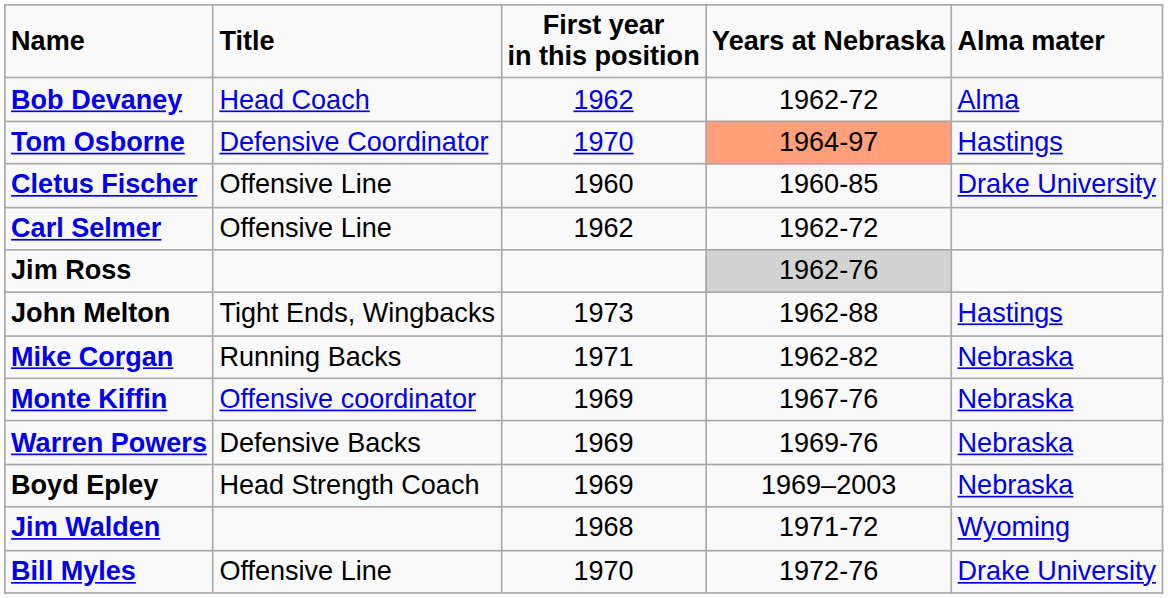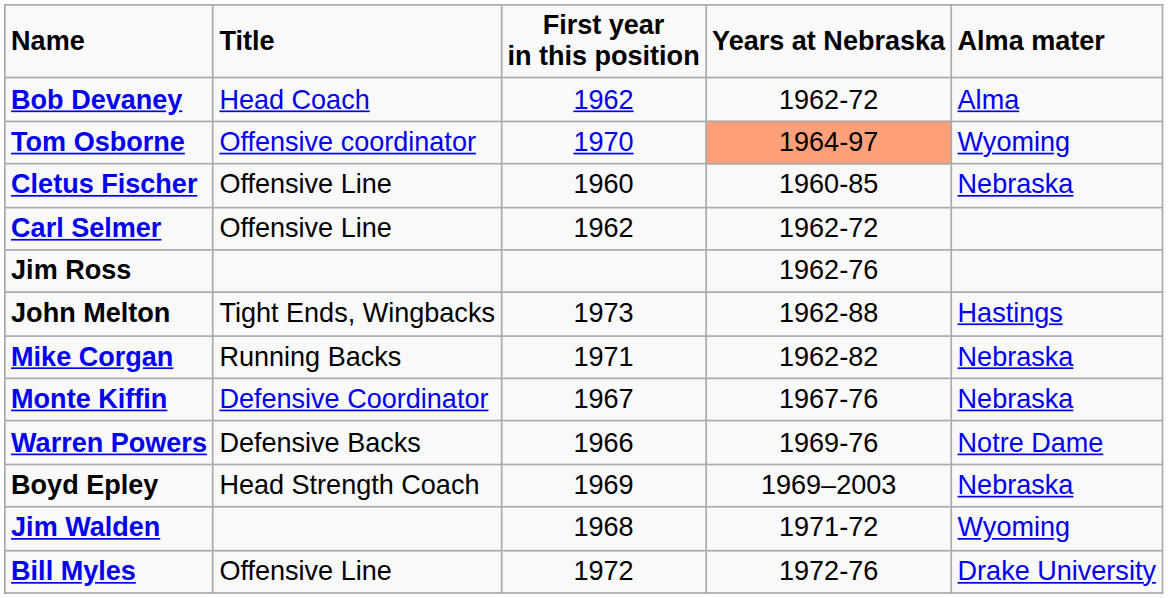(354, 142) Defensive Coordinator -> (348, 142) Offensive coordinator
(1010, 142) Hastings -> (1014, 142) Wyoming
(1057, 185) Drake University -> (1015, 185) Nebraska
(829, 270) lightgrey background -> (829, 270) no background
(348, 399) Offensive coordinator -> (354, 399) Defensive Coordinator
(604, 399) 1969 -> (604, 399) 1967
(604, 442) 1969 -> (604, 442) 1966
(1015, 442) Nebraska -> (1030, 442) Notre Dame
(604, 570) 1970 -> (604, 570) 1972
